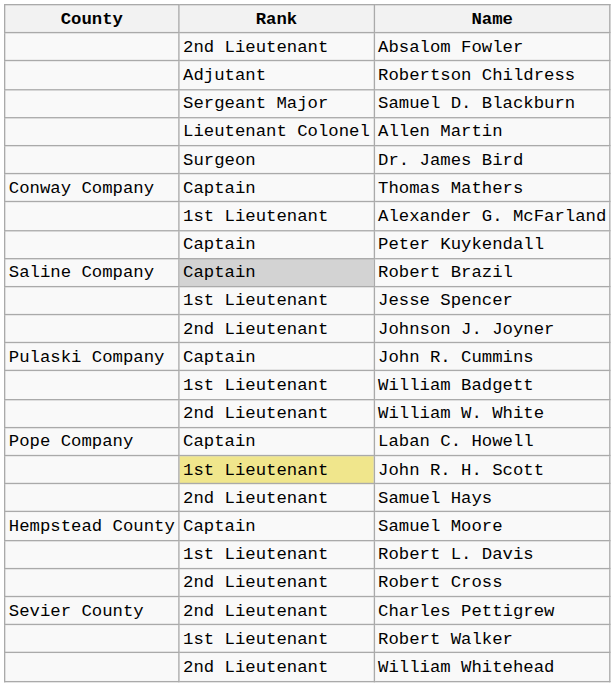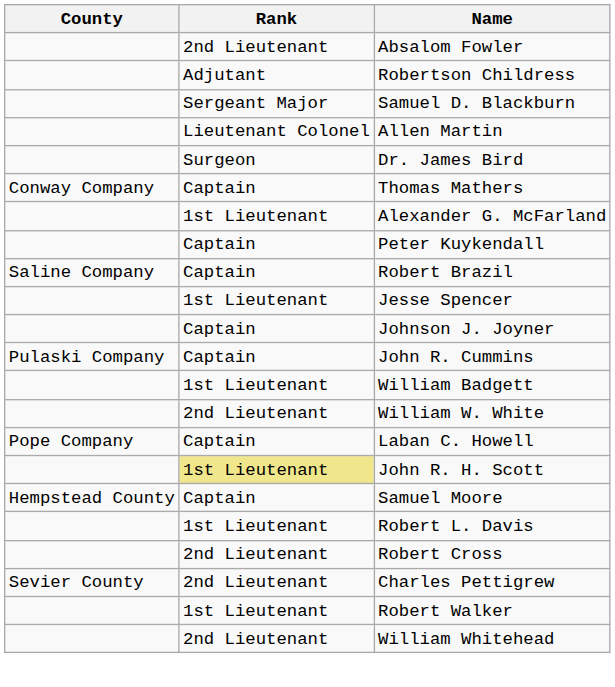(219, 272) lightgrey background -> (219, 272) no background
(256, 329) 2nd Lieutenant -> (219, 329) Captain
- row: (435, 498)
